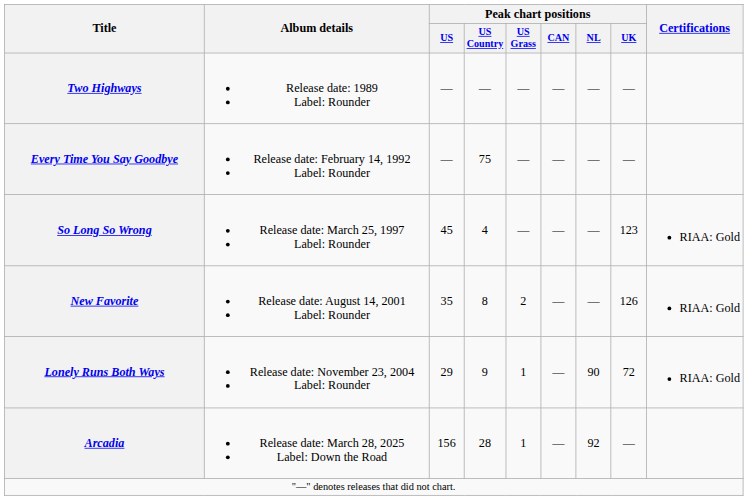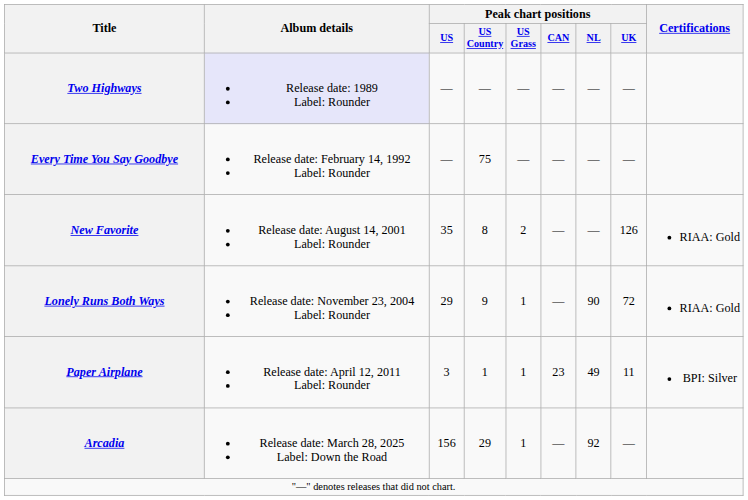(317, 95) no background -> (317, 95) lavender background
- row: (104, 230)
+ row: (104, 372)
(485, 443) 28 -> (485, 443) 29
